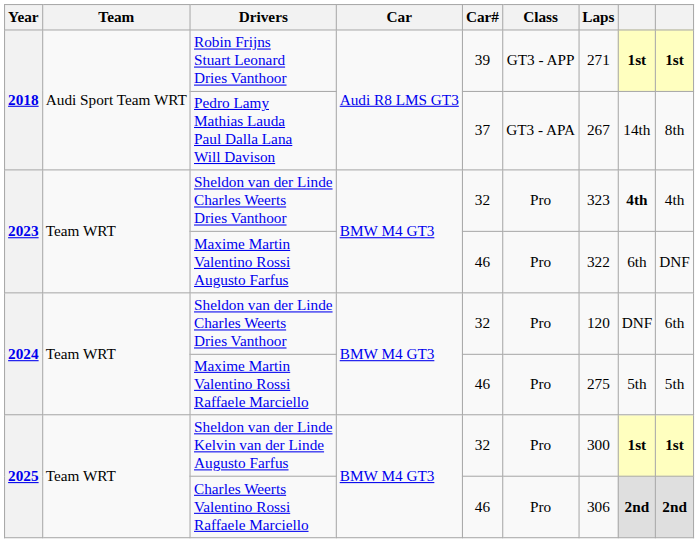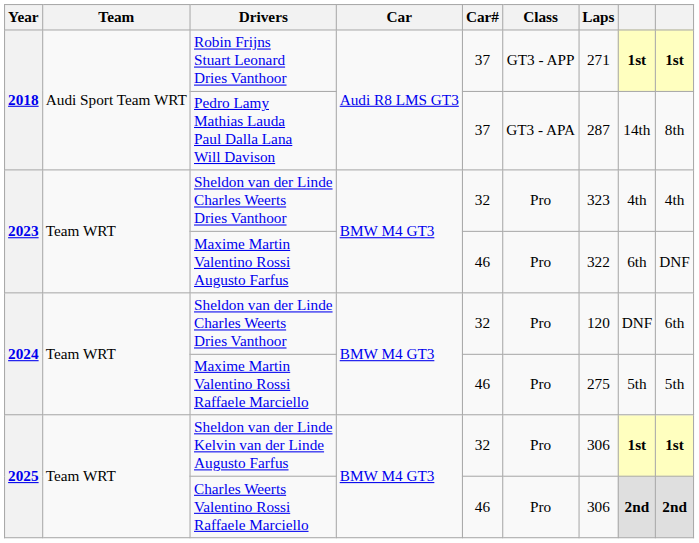(482, 60) 39 -> (482, 60) 37
(598, 130) 267 -> (598, 130) 287
(637, 201) bold -> (637, 201) normal
(598, 445) 300 -> (598, 445) 306
